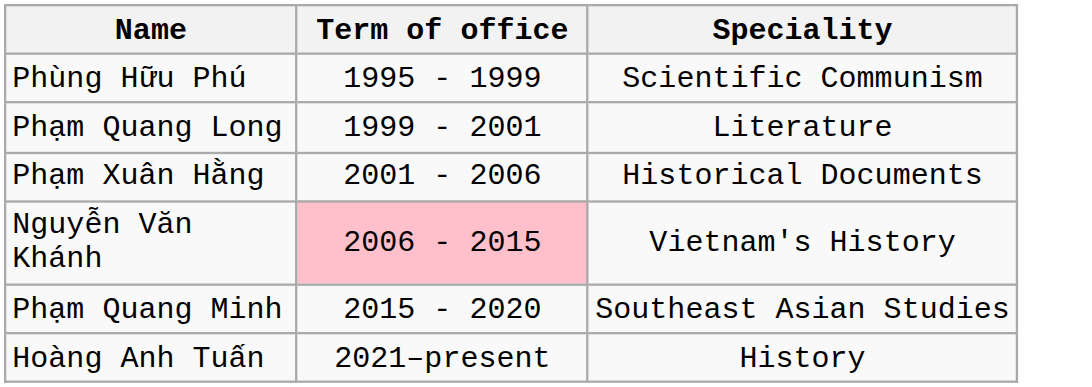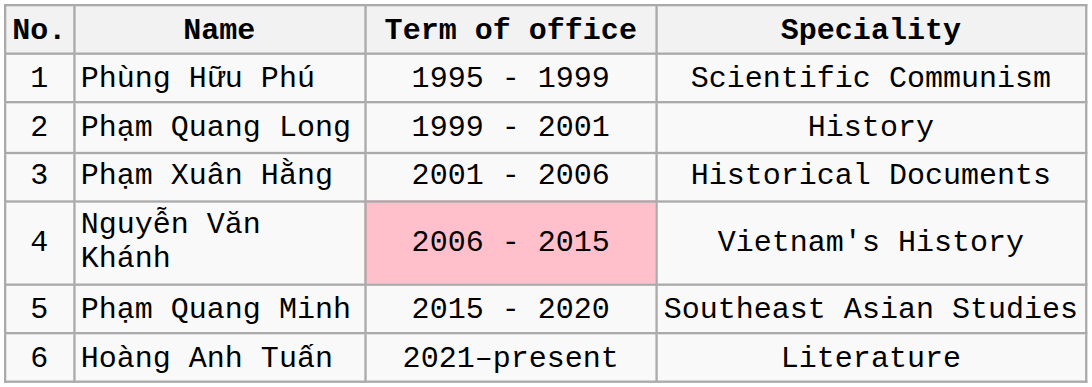+ column: (39, 30)
(803, 128) Literature -> (871, 128) History
(803, 358) History -> (871, 358) Literature
